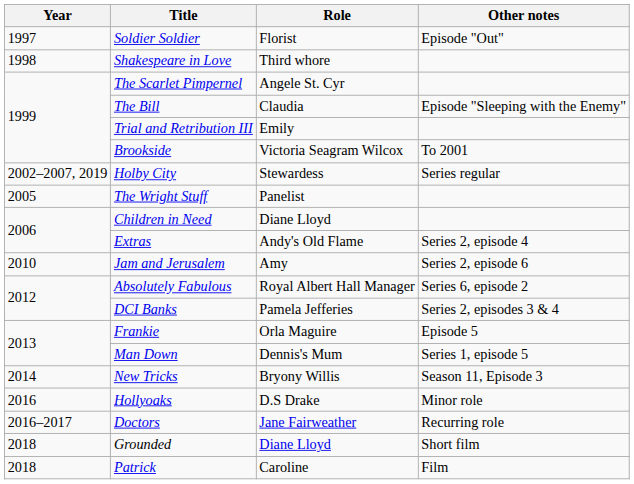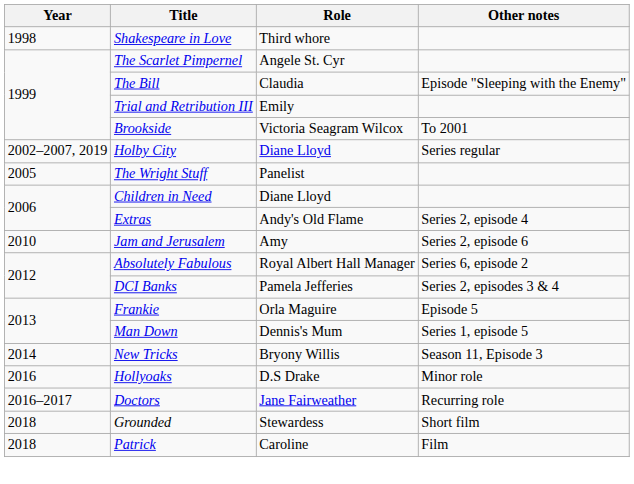- row: (157, 38)
(291, 173) Stewardess -> (295, 151) Diane Lloyd
(295, 444) Diane Lloyd -> (291, 422) Stewardess
